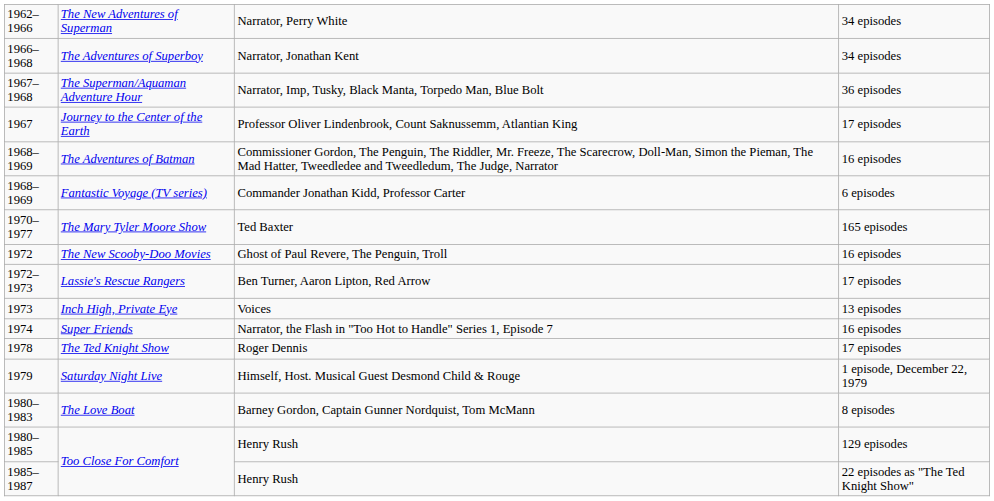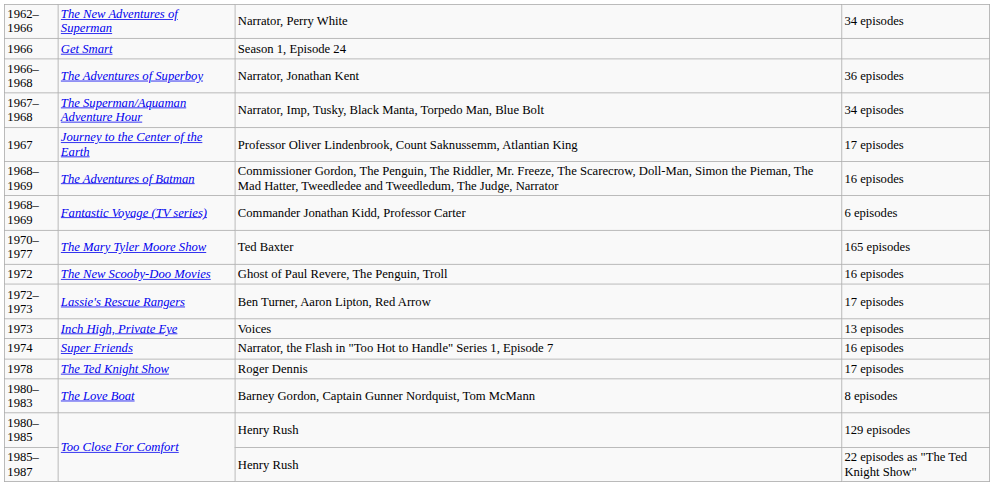+ row: (20, 48)
(871, 55) 34 episodes -> (874, 75) 36 episodes
(871, 90) 36 episodes -> (874, 110) 34 episodes
- row: (20, 375)
